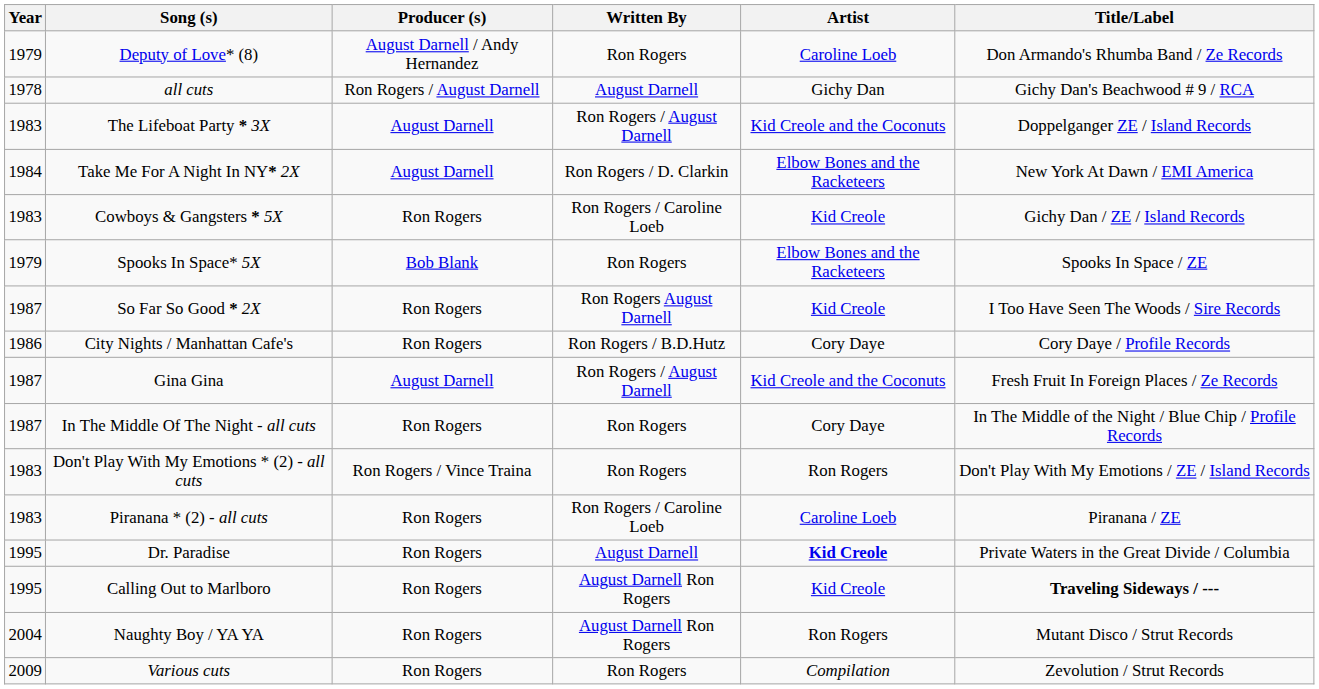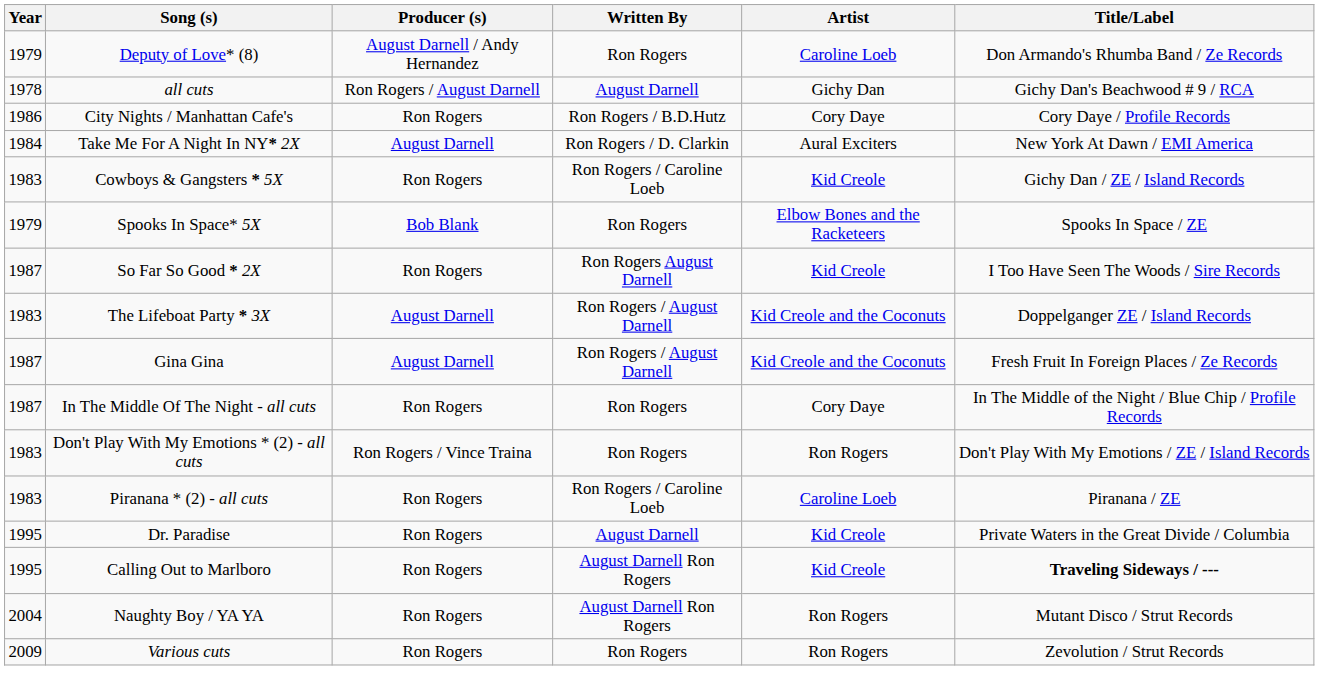rows swapped: (189, 126) <-> (189, 344)
(848, 171) Elbow Bones and the Racketeers -> (848, 143) Aural Exciters
(848, 553) bold -> (848, 534) normal
(848, 670) Compilation -> (848, 652) Ron Rogers
